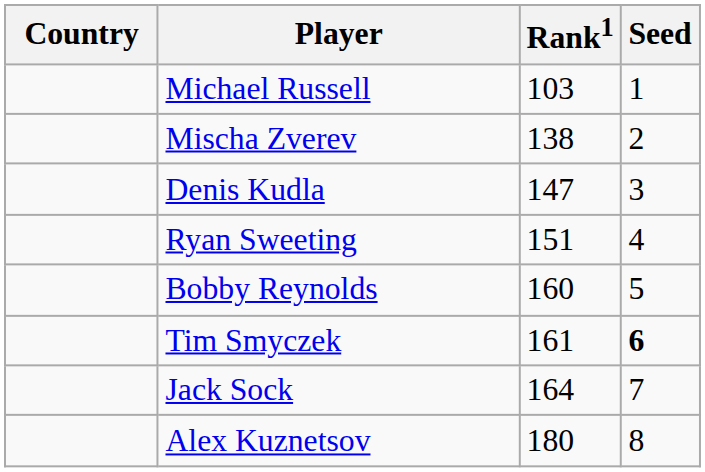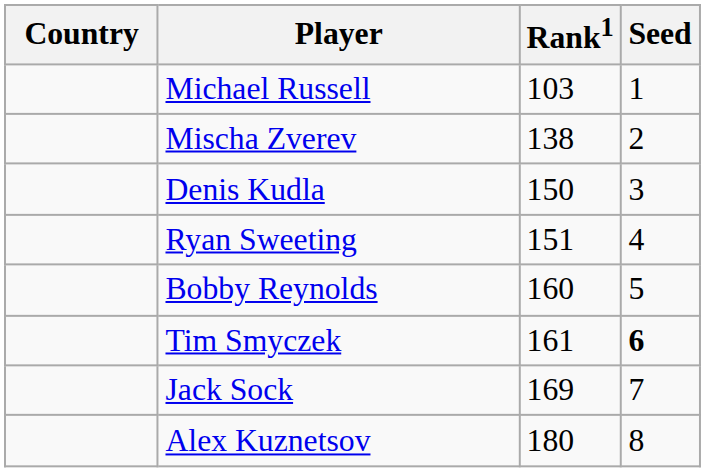(550, 188) 147 -> (550, 188) 150
(550, 389) 164 -> (550, 389) 169
